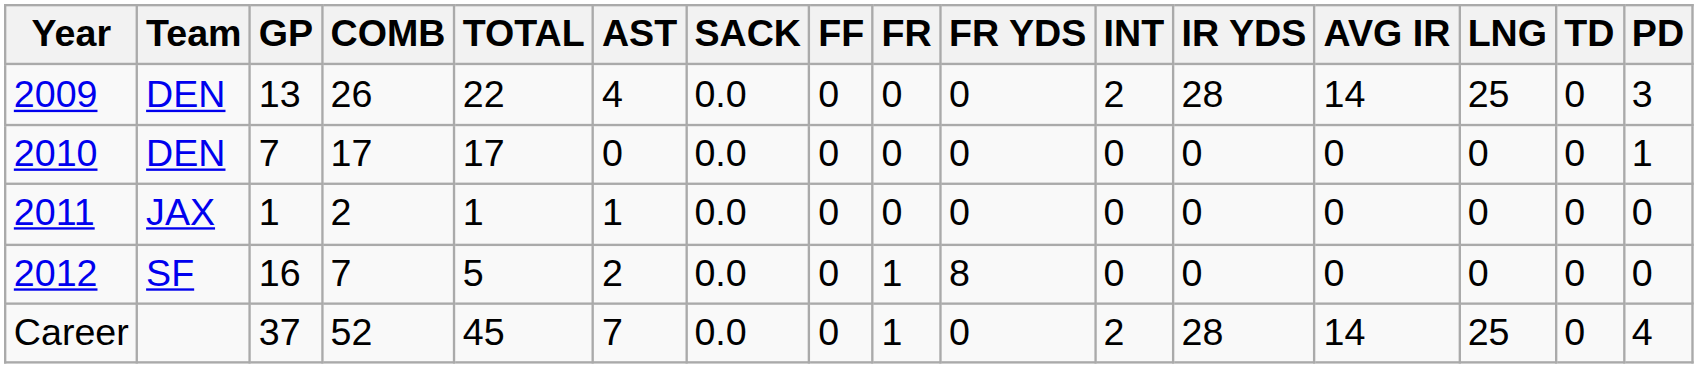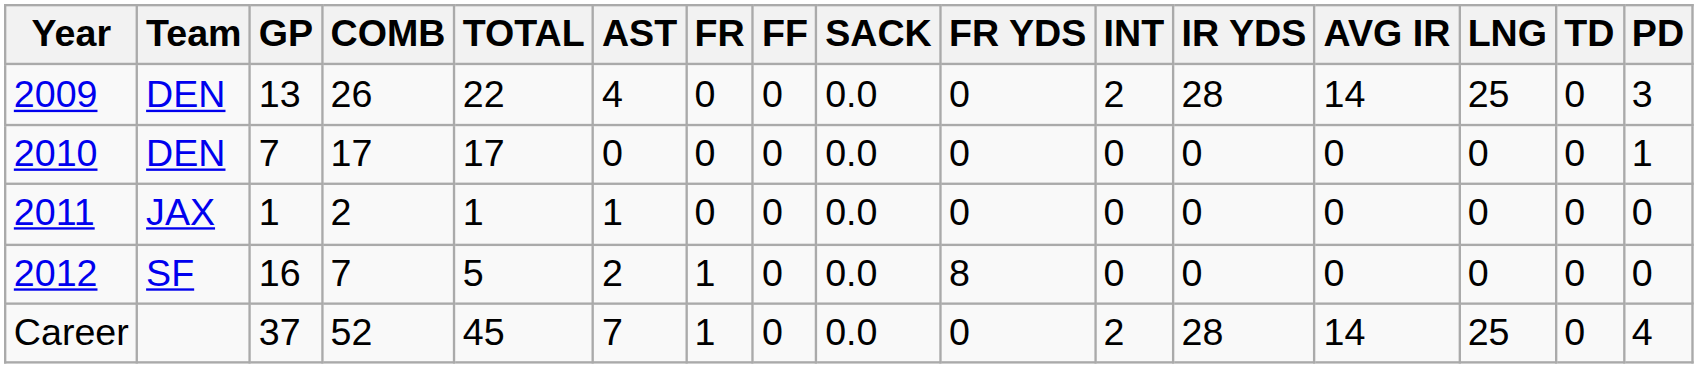columns swapped: (748, 34) <-> (907, 34)
